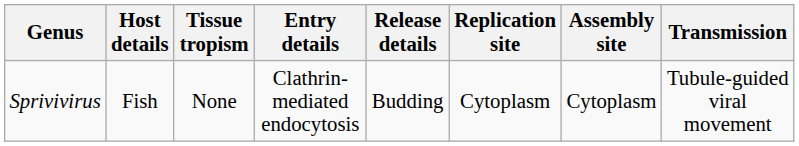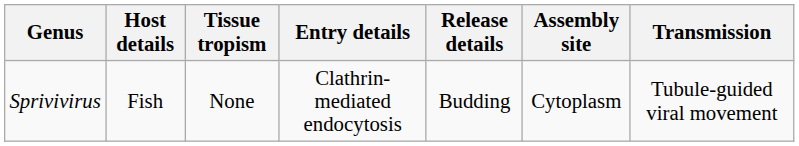- column: (505, 32)
